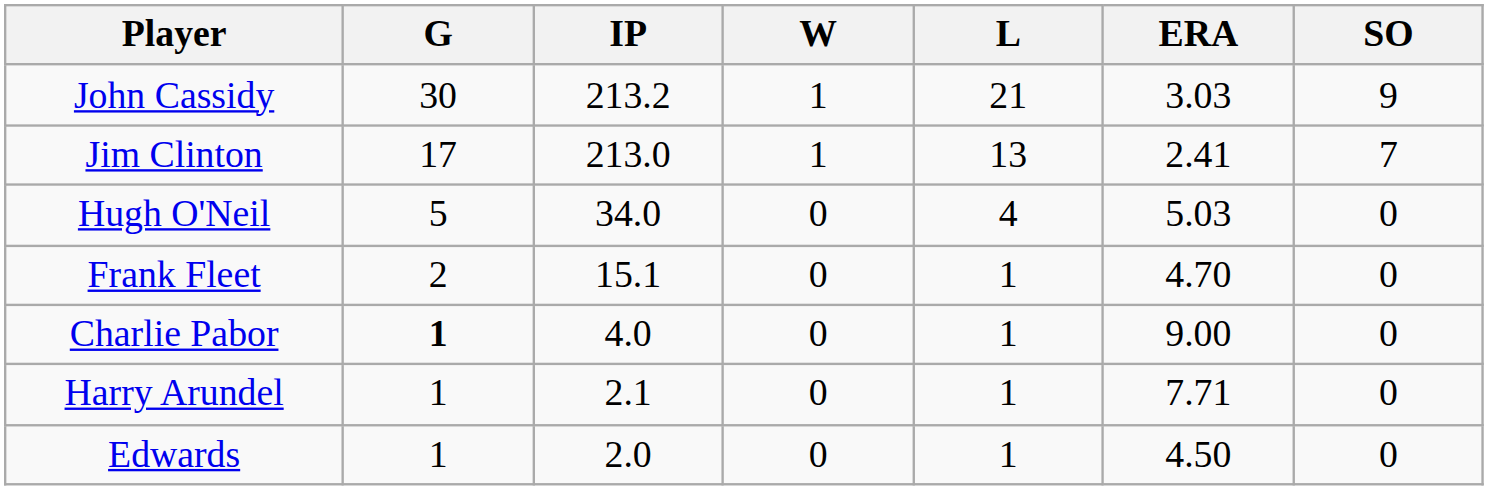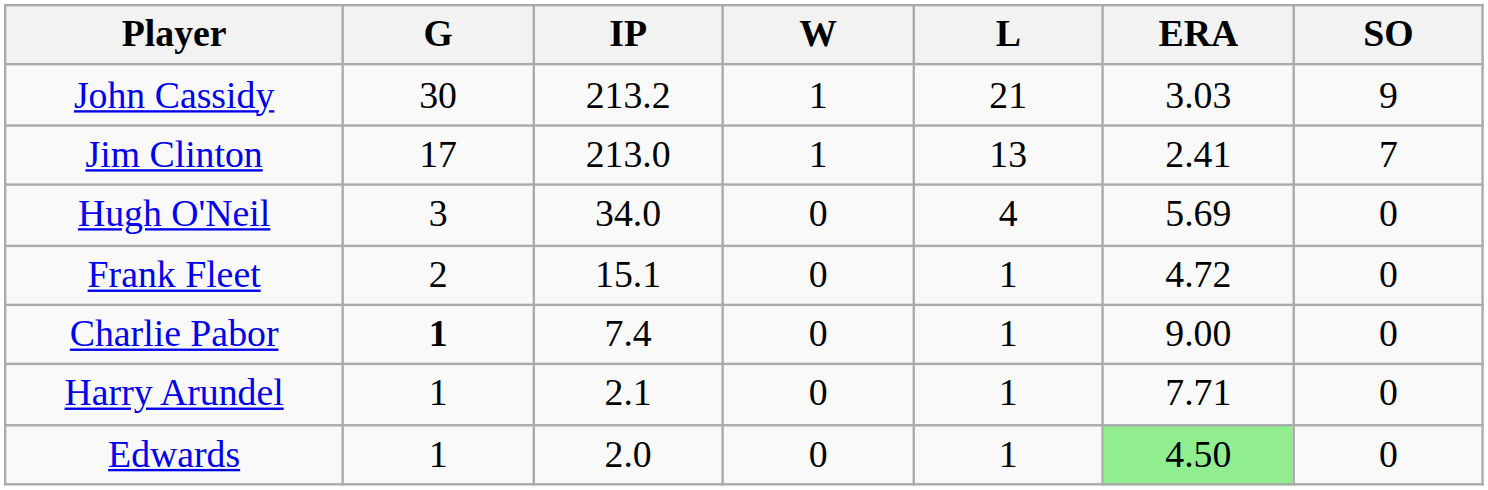(438, 214) 5 -> (438, 214) 3
(1198, 214) 5.03 -> (1198, 214) 5.69
(1198, 273) 4.70 -> (1198, 273) 4.72
(628, 333) 4.0 -> (628, 333) 7.4
(1198, 453) no background -> (1198, 453) lightgreen background
